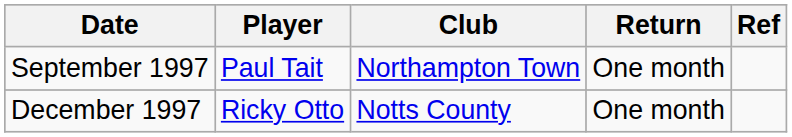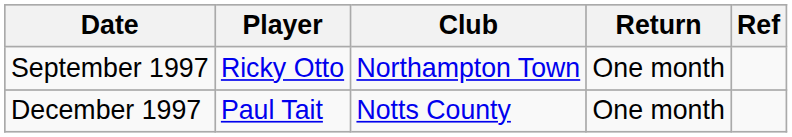(272, 68) Paul Tait -> (283, 68) Ricky Otto
(283, 110) Ricky Otto -> (272, 110) Paul Tait
